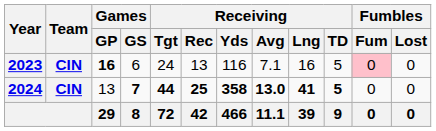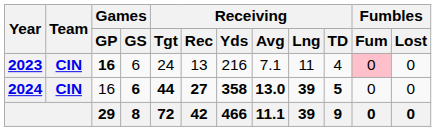(234, 65) 116 -> (234, 65) 216
(306, 65) 16 -> (306, 65) 11
(338, 65) 5 -> (338, 65) 4
(106, 89) 13 -> (106, 89) 16
(136, 89) 7 -> (136, 89) 6
(199, 89) 25 -> (199, 89) 27
(306, 89) 41 -> (306, 89) 39
